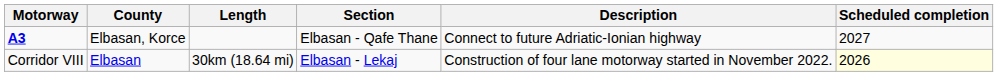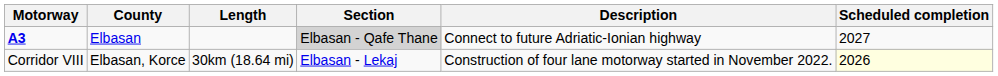(138, 37) Elbasan, Korce -> (116, 37) Elbasan
(369, 37) no background -> (369, 37) lightgrey background
(116, 60) Elbasan -> (138, 60) Elbasan, Korce
